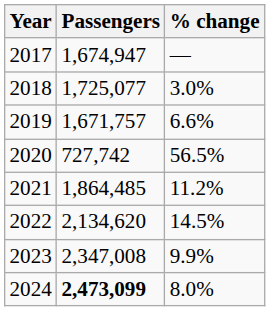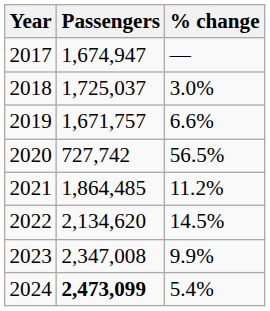(104, 88) 1,725,077 -> (104, 88) 1,725,037
(192, 289) 8.0% -> (192, 289) 5.4%
